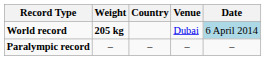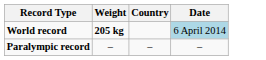- column: (187, 13)
